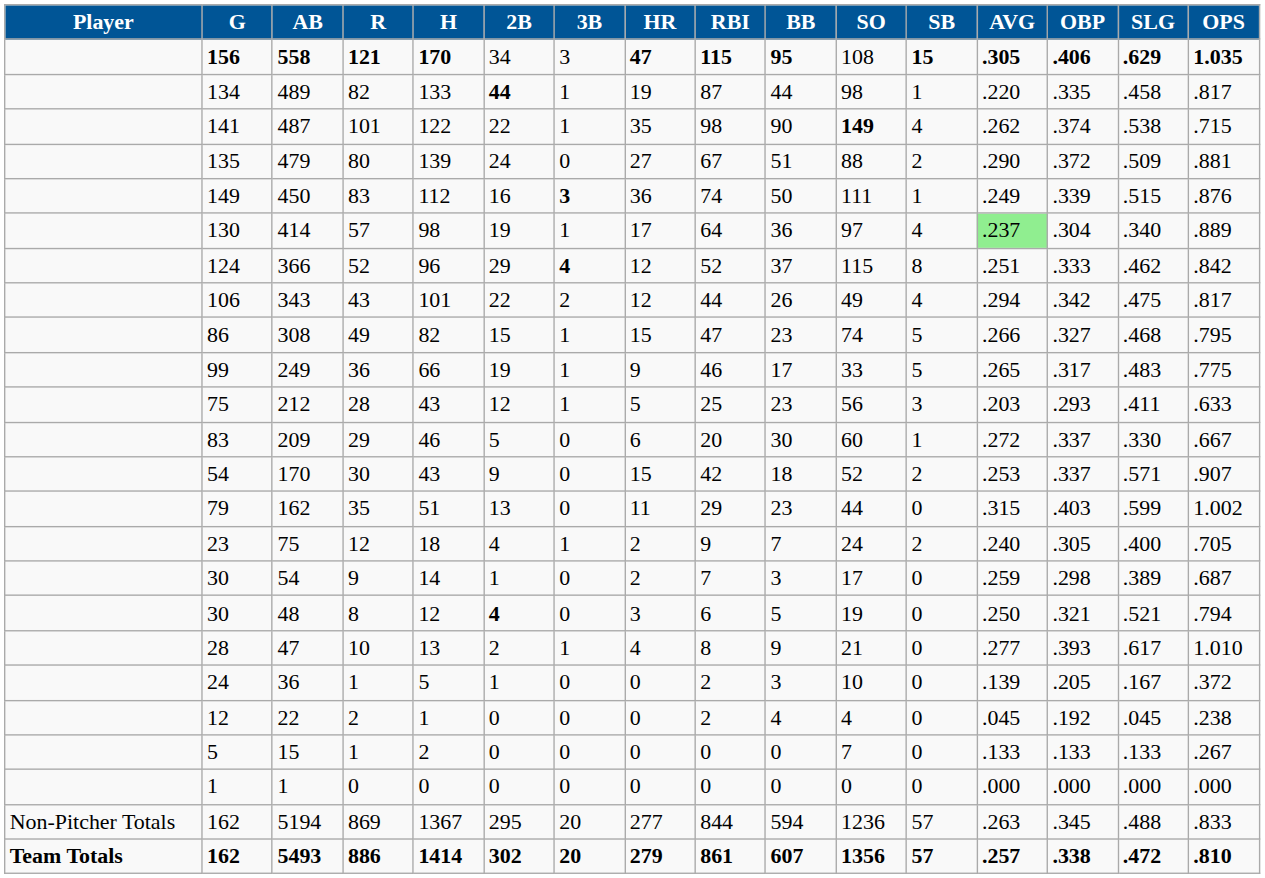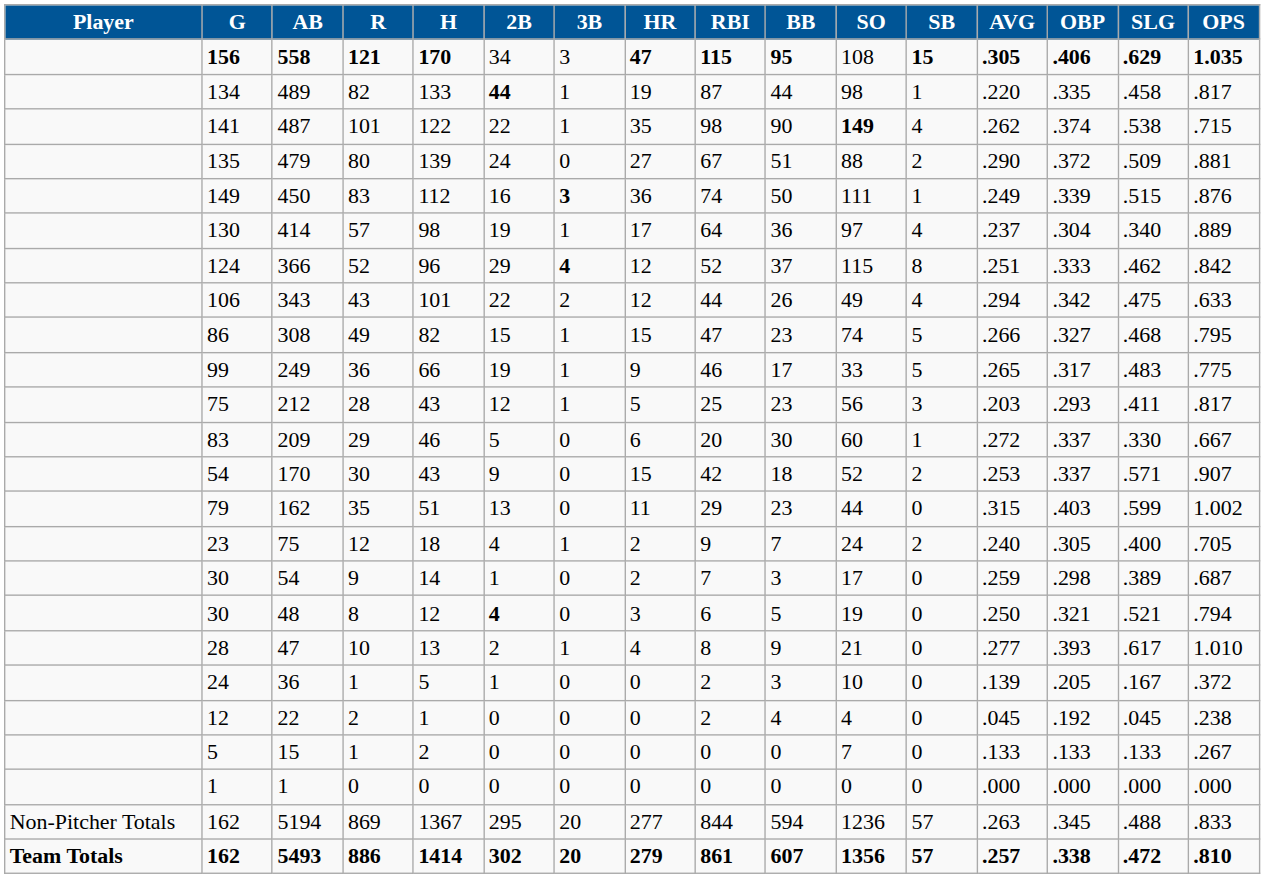(1001, 230) lightgreen background -> (1001, 230) no background
(1212, 299) .817 -> (1212, 299) .633
(1212, 404) .633 -> (1212, 404) .817
